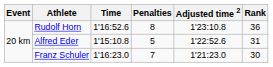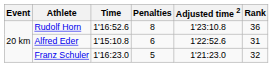(152, 42) 5 -> (152, 42) 6
(152, 56) 7 -> (152, 56) 5
(255, 56) 30 -> (255, 56) 32
